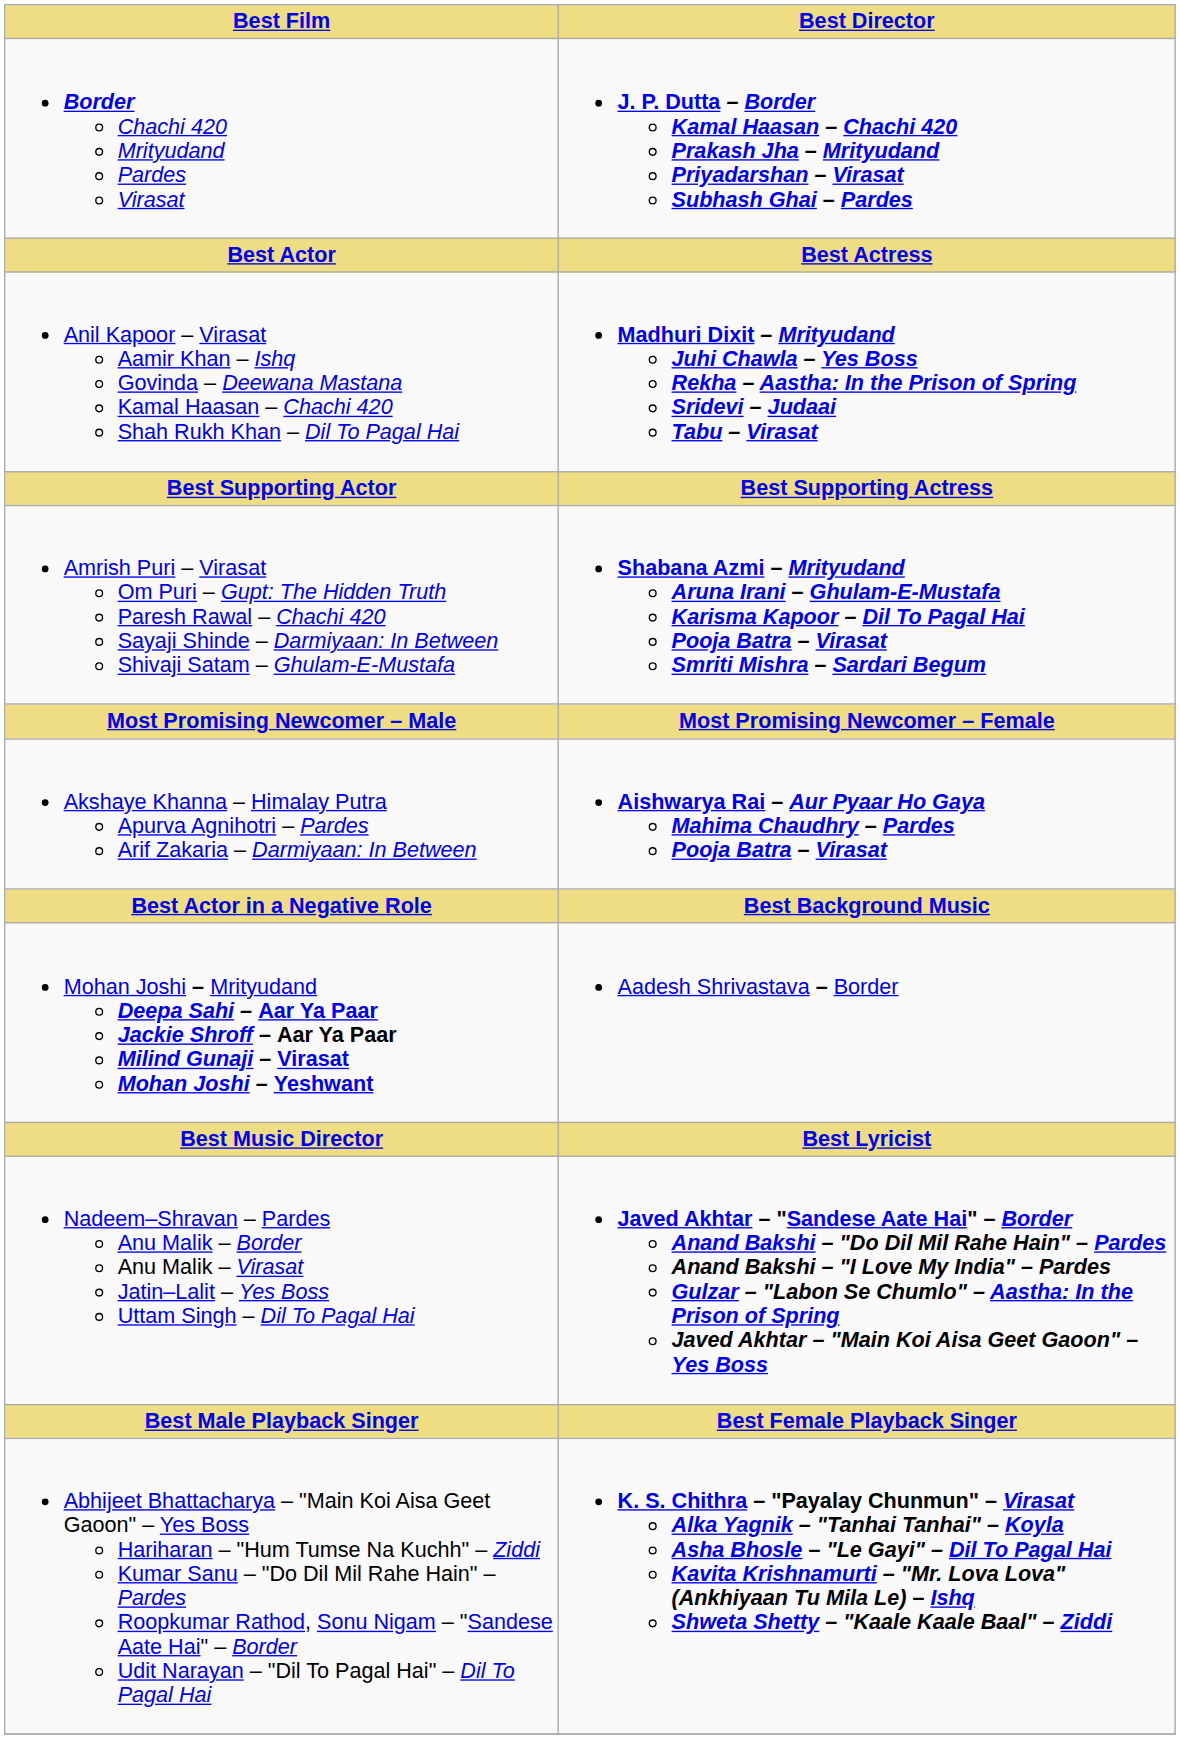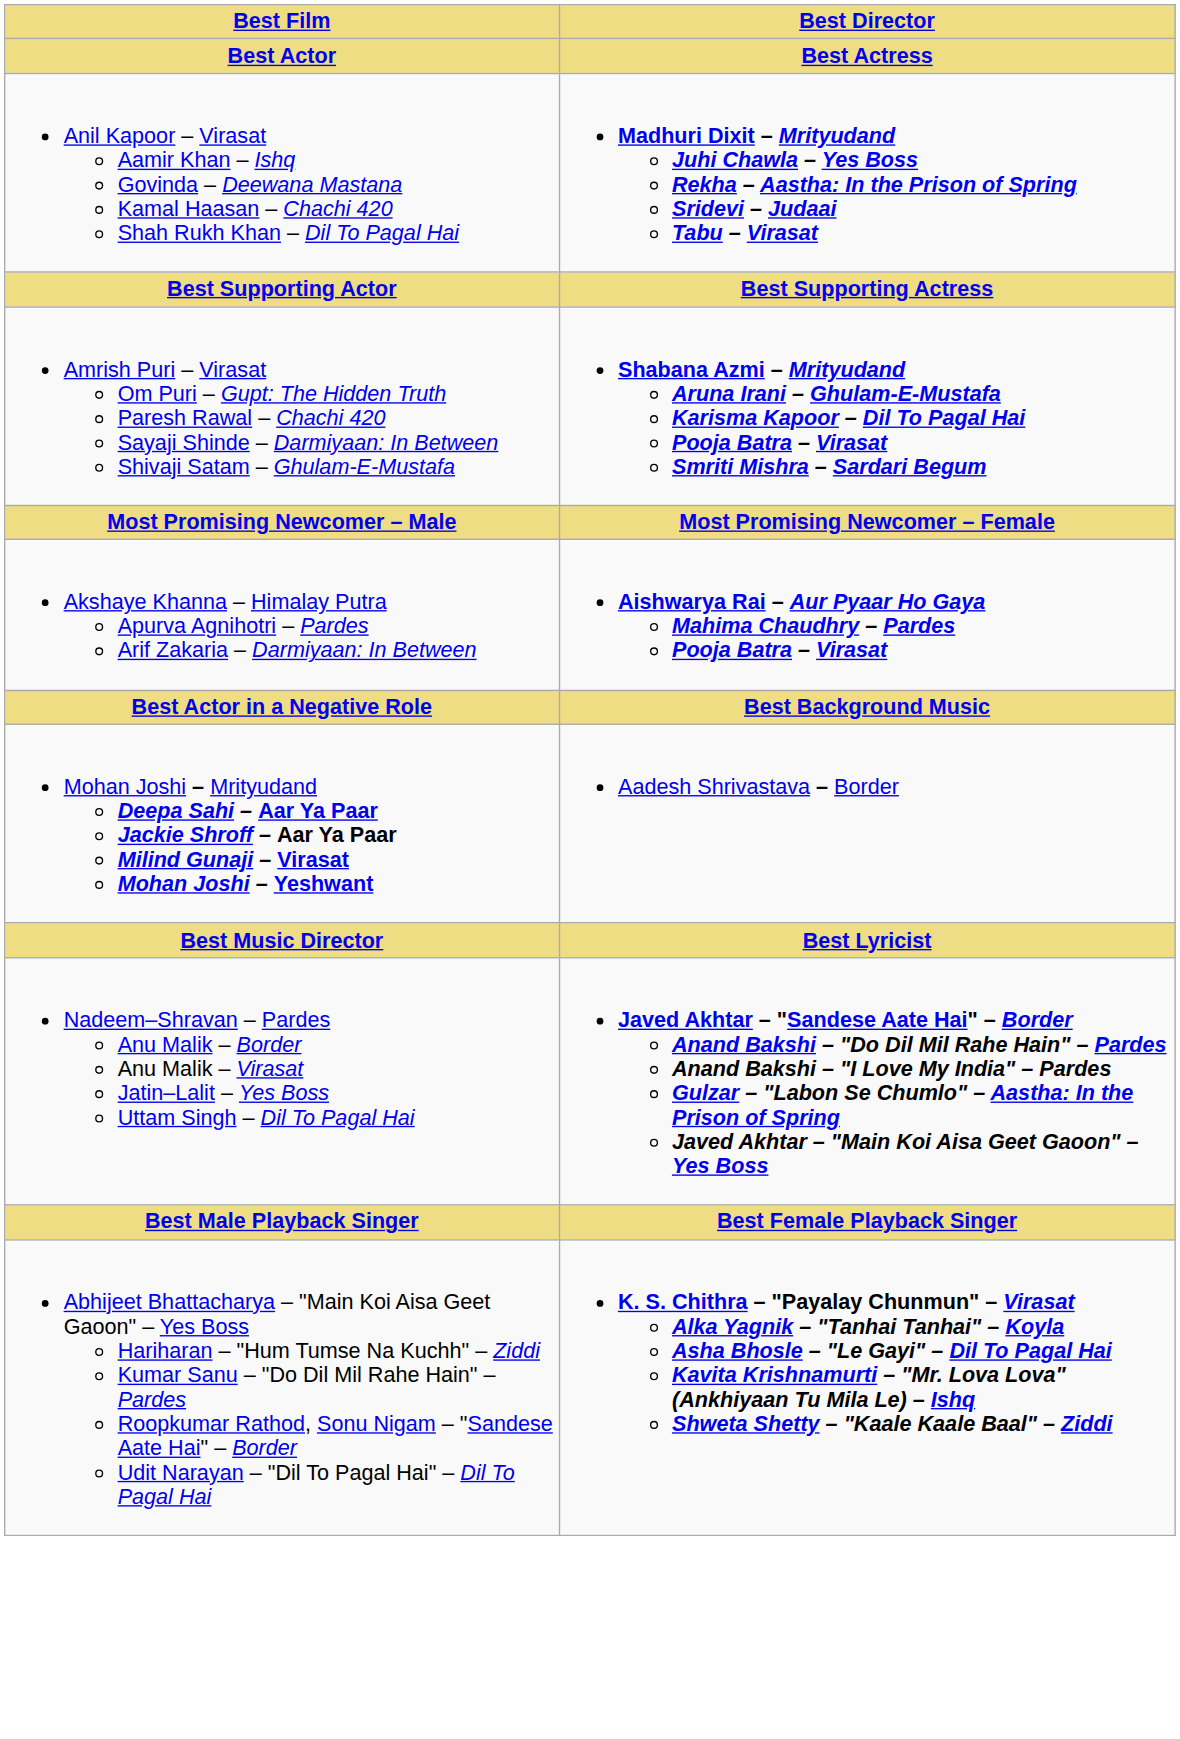- row: (282, 151)
